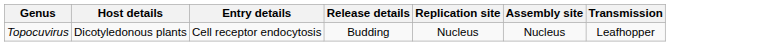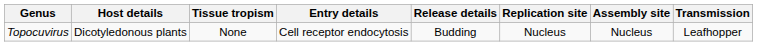+ column: (233, 13)
